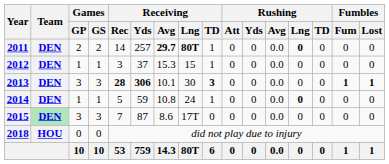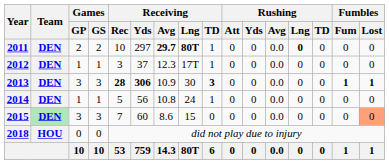(120, 47) 14 -> (120, 47) 10
(143, 47) 257 -> (143, 47) 297
(166, 64) 15.3 -> (166, 64) 12.3
(190, 64) 15 -> (190, 64) 17T
(166, 82) 10.1 -> (166, 82) 10.9
(143, 99) 59 -> (143, 99) 56
(300, 99) bold -> (300, 99) normal
(143, 116) 87 -> (143, 116) 60
(190, 116) 17T -> (190, 116) 15
(372, 116) no background -> (372, 116) lightsalmon background
